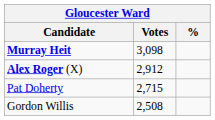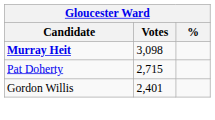- row: (45, 69)
(150, 106) 2,508 -> (150, 87) 2,401
